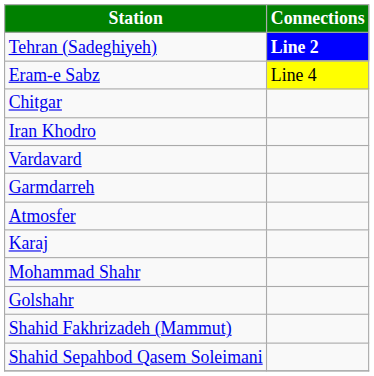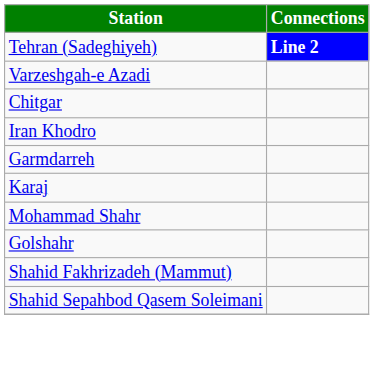- row: (54, 74)
+ row: (79, 74)
- row: (45, 159)
- row: (42, 215)
